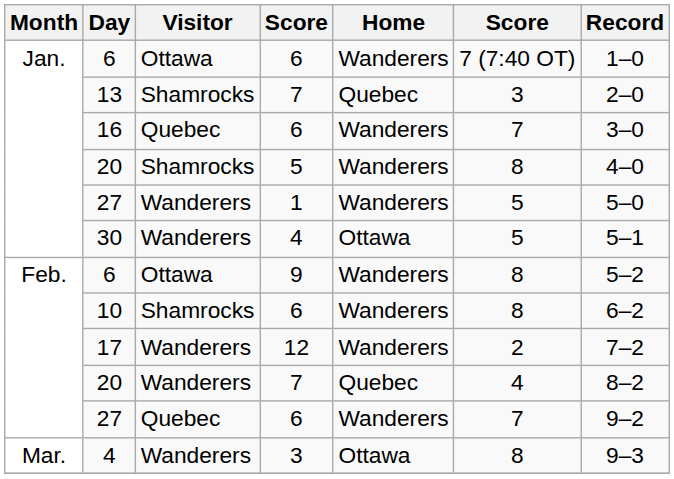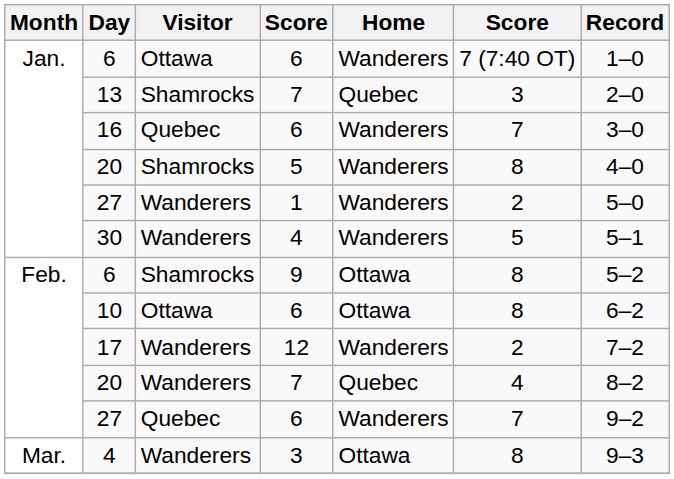(517, 202) 5 -> (517, 202) 2
(374, 238) Ottawa -> (394, 238) Wanderers
(177, 274) Ottawa -> (198, 274) Shamrocks
(394, 274) Wanderers -> (374, 274) Ottawa
(198, 310) Shamrocks -> (177, 310) Ottawa
(394, 310) Wanderers -> (374, 310) Ottawa
